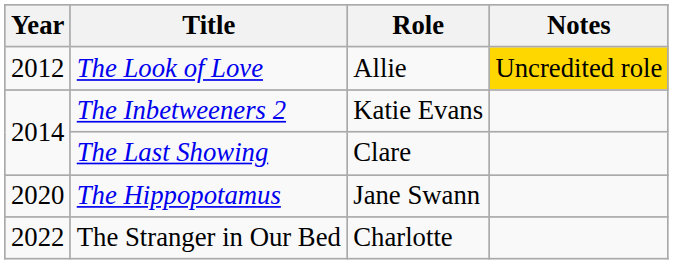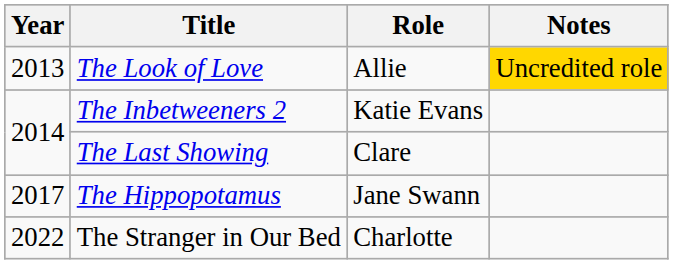(38, 68) 2012 -> (38, 68) 2013
(38, 195) 2020 -> (38, 195) 2017
